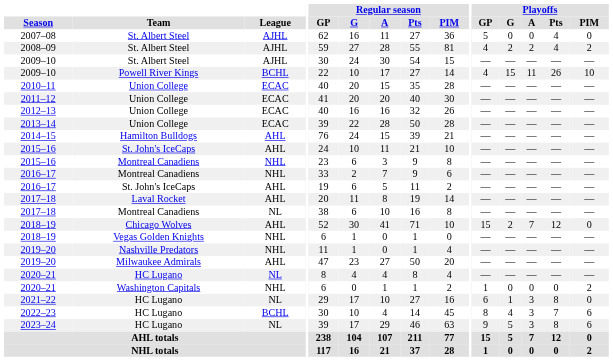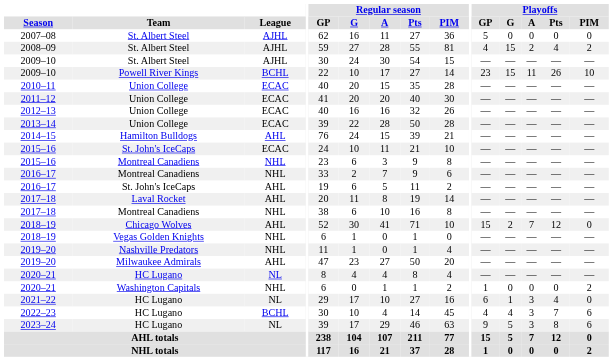(556, 35) 4 -> (556, 35) 0
(510, 48) 2 -> (510, 48) 15
(485, 73) 4 -> (485, 73) 23
(275, 149) AHL -> (275, 149) ECAC
(275, 212) NL -> (275, 212) NHL
(556, 300) 8 -> (556, 300) 4
(485, 312) 8 -> (485, 312) 4
